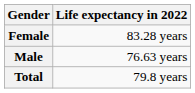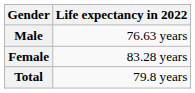rows swapped: (29, 56) <-> (29, 35)
